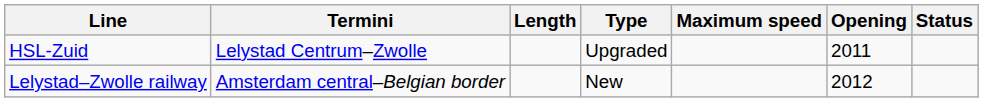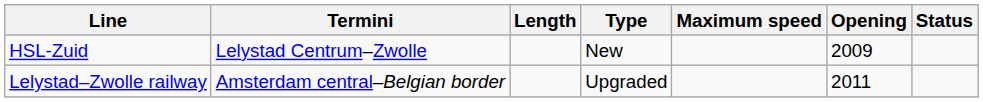(626, 50) Upgraded -> (604, 50) New
(851, 50) 2011 -> (852, 50) 2009
(604, 81) New -> (626, 81) Upgraded
(852, 81) 2012 -> (851, 81) 2011
